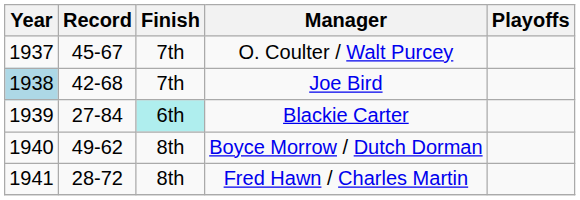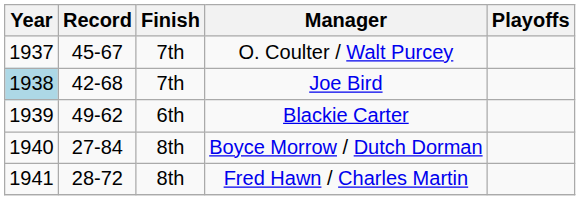(97, 115) 27-84 -> (97, 115) 49-62
(171, 115) paleturquoise background -> (171, 115) no background
(97, 147) 49-62 -> (97, 147) 27-84
